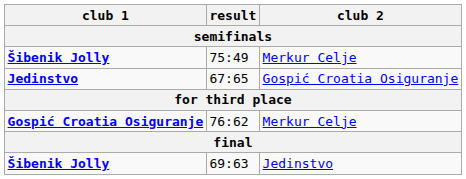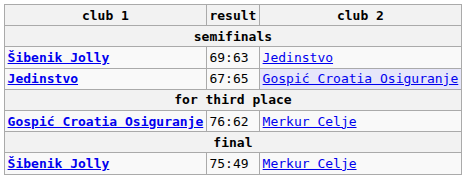rows swapped: (229, 57) <-> (229, 163)
(360, 79) no background -> (360, 79) lavender background
